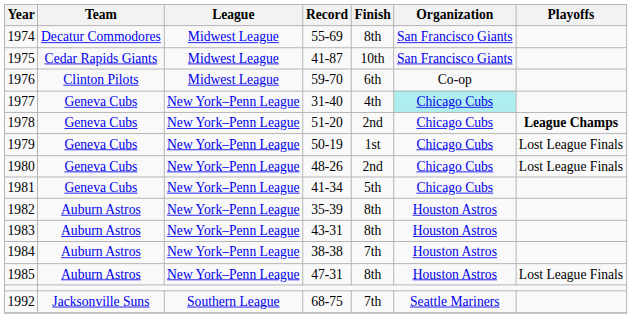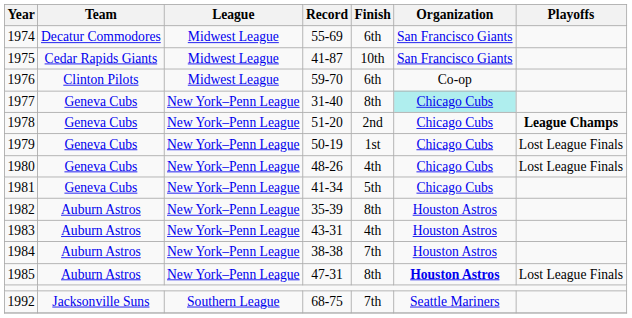(373, 36) 8th -> (373, 36) 6th
(373, 101) 4th -> (373, 101) 8th
(373, 166) 2nd -> (373, 166) 4th
(373, 230) 8th -> (373, 230) 4th
(455, 274) normal -> (455, 274) bold
